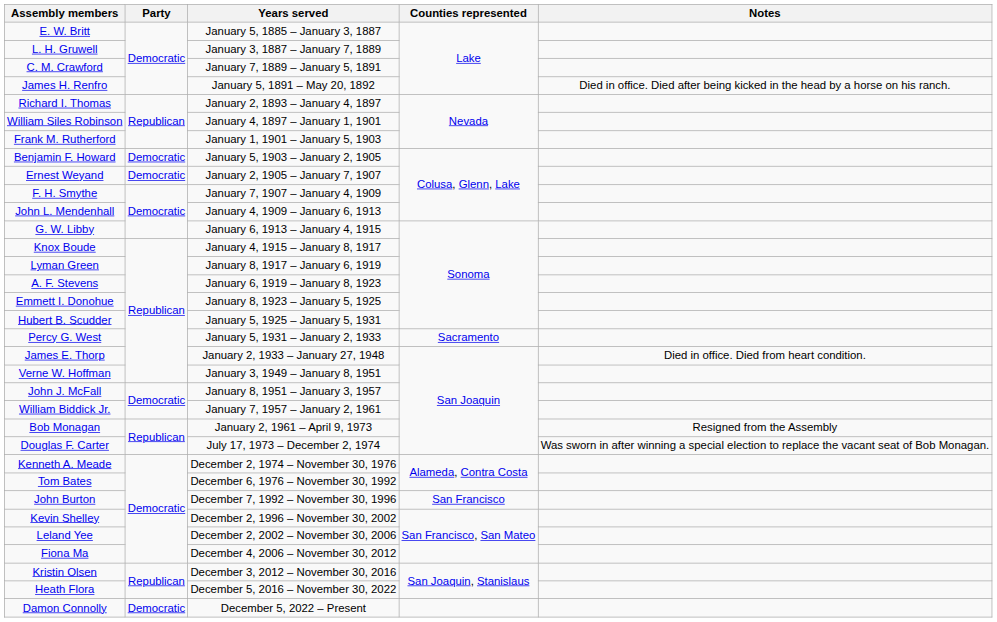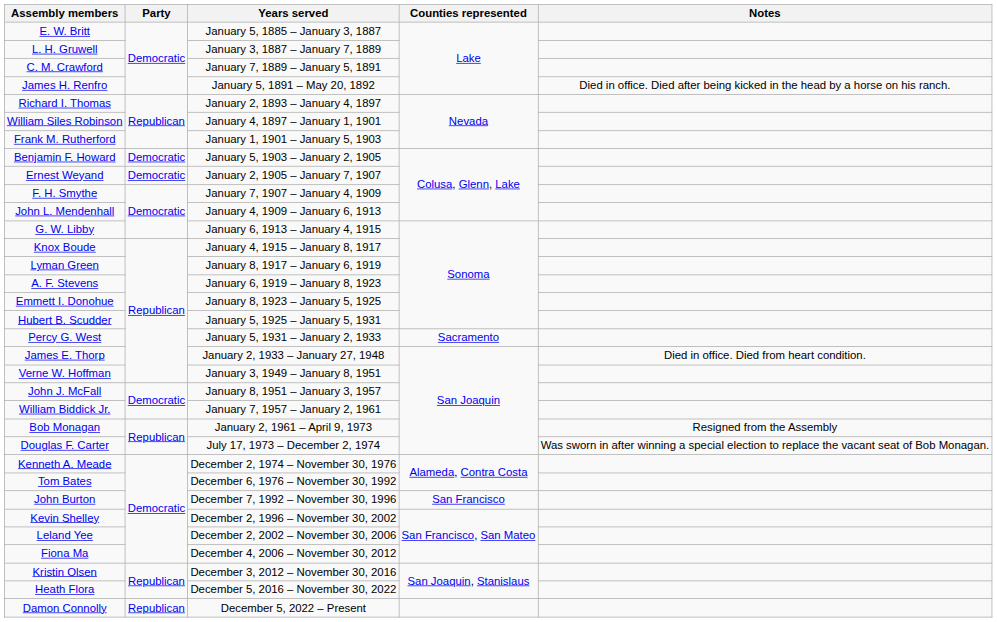(156, 608) Democratic -> (156, 608) Republican
